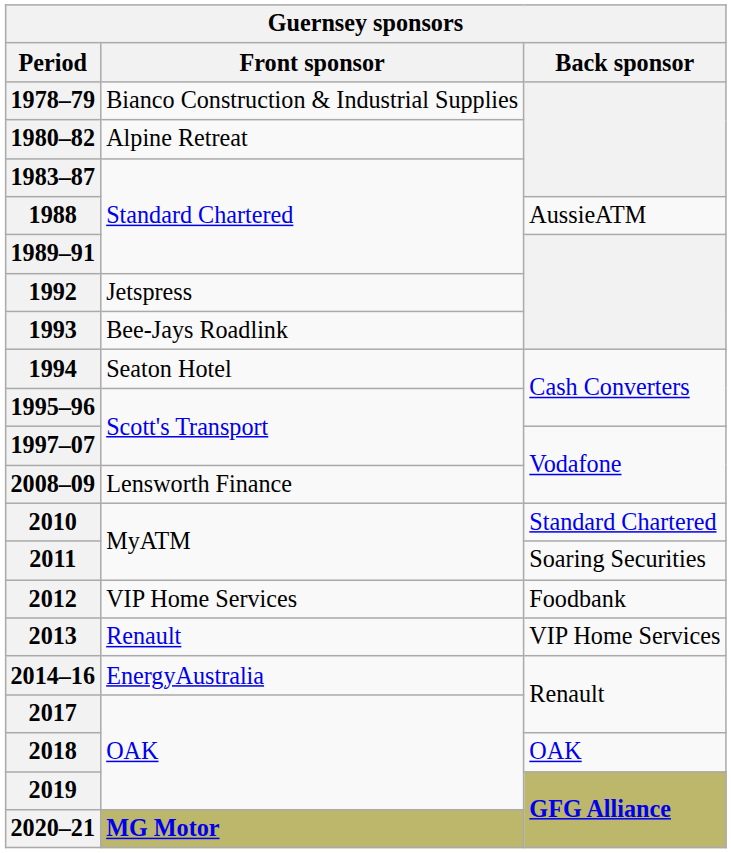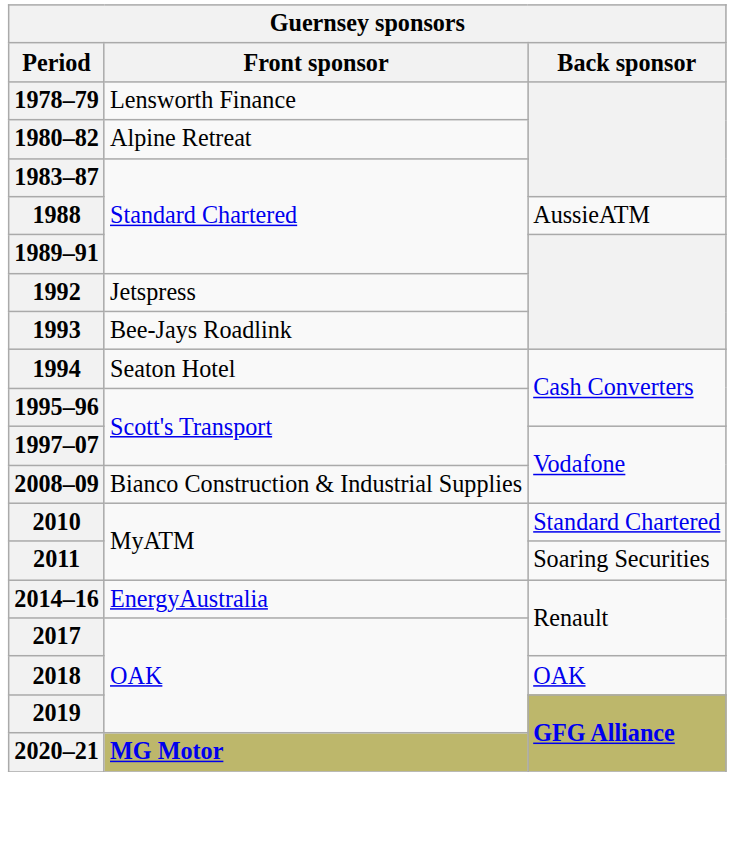(312, 100) Bianco Construction & Industrial Supplies -> (203, 100) Lensworth Finance
(199, 483) Lensworth Finance -> (316, 483) Bianco Construction & Industrial Supplies
- row: (53, 598)
- row: (53, 636)
